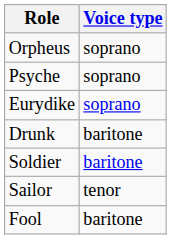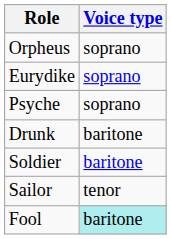rows swapped: (42, 104) <-> (34, 76)
(113, 219) no background -> (113, 219) paleturquoise background
